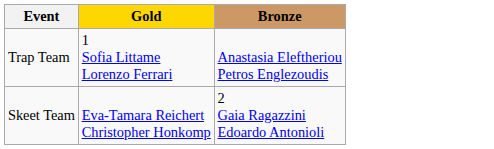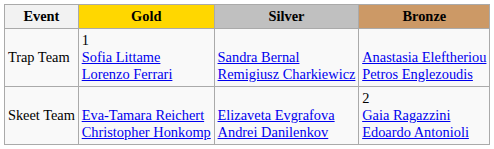+ column: (286, 16)
